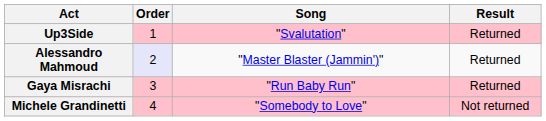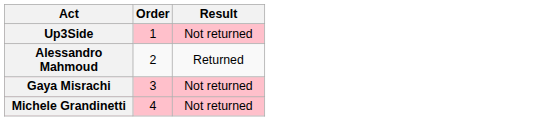- column: (311, 14)
(495, 33) Returned -> (218, 33) Not returned
(153, 60) lavender background -> (153, 60) no background
(495, 86) Returned -> (218, 86) Not returned
